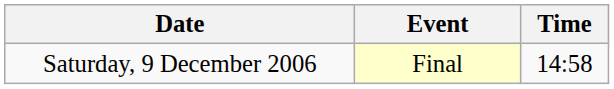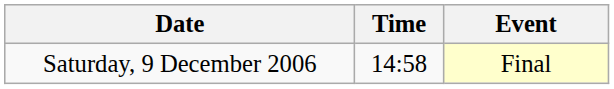columns swapped: (564, 24) <-> (438, 24)
